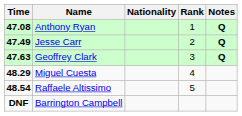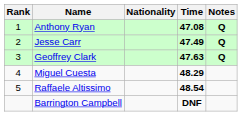columns swapped: (192, 12) <-> (19, 12)
